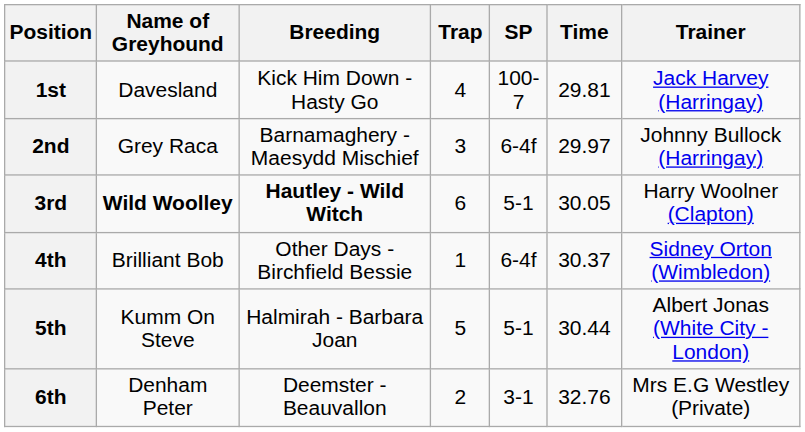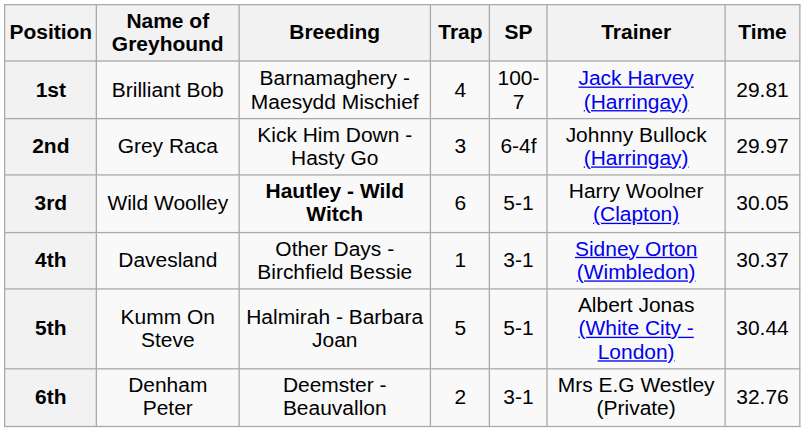columns swapped: (584, 32) <-> (711, 32)
(168, 89) Davesland -> (168, 89) Brilliant Bob
(335, 89) Kick Him Down - Hasty Go -> (335, 89) Barnamaghery - Maesydd Mischief
(335, 146) Barnamaghery - Maesydd Mischief -> (335, 146) Kick Him Down - Hasty Go
(168, 203) bold -> (168, 203) normal
(168, 260) Brilliant Bob -> (168, 260) Davesland
(518, 260) 6-4f -> (518, 260) 3-1
